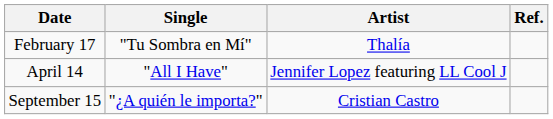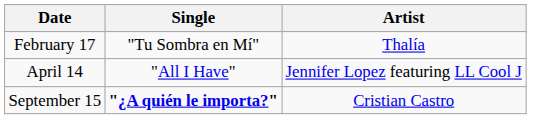- column: (529, 17)
(186, 99) normal -> (193, 99) bold
